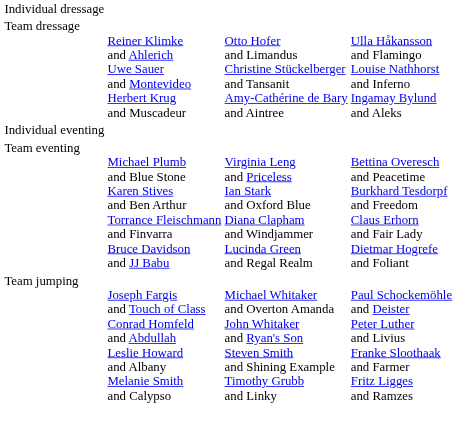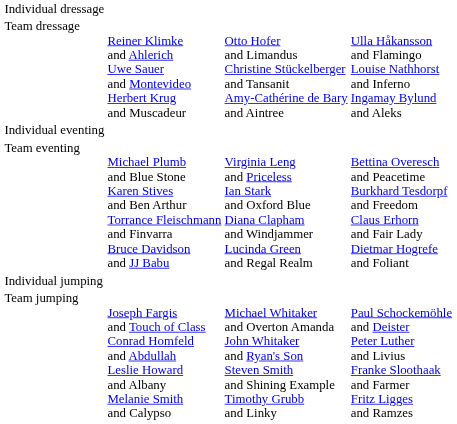+ row: (54, 280)
